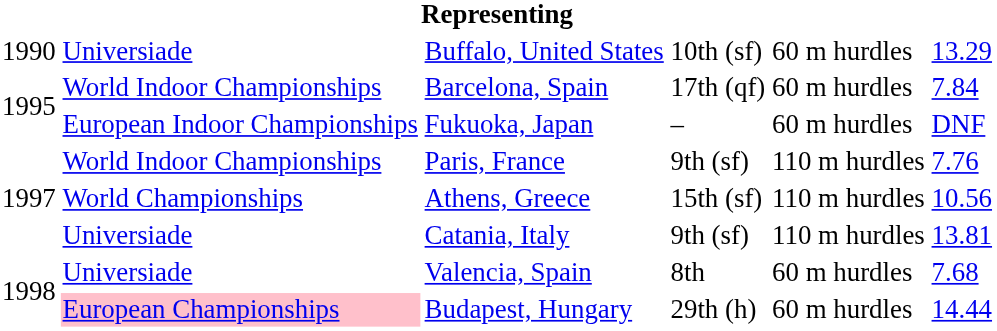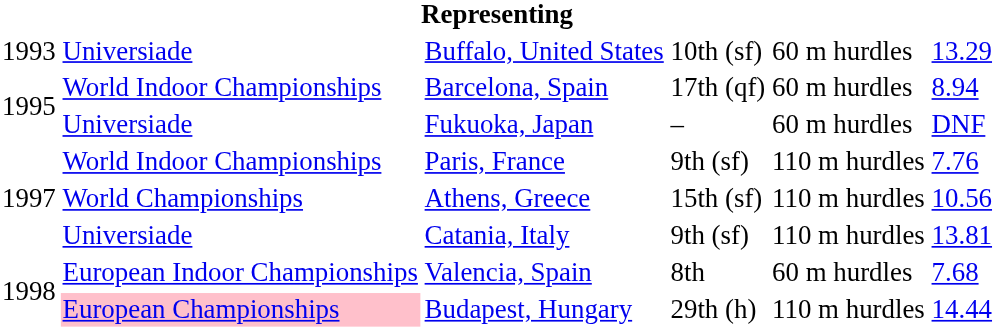(29, 50) 1990 -> (29, 50) 1993
(955, 87) 7.84 -> (955, 87) 8.94
(240, 124) European Indoor Championships -> (127, 124) Universiade
(127, 272) Universiade -> (240, 272) European Indoor Championships
(842, 309) 60 m hurdles -> (848, 309) 110 m hurdles
